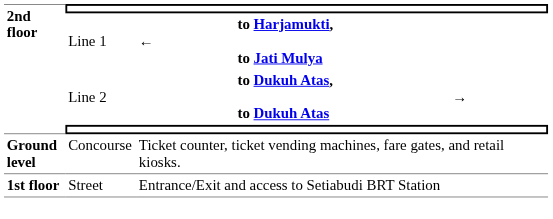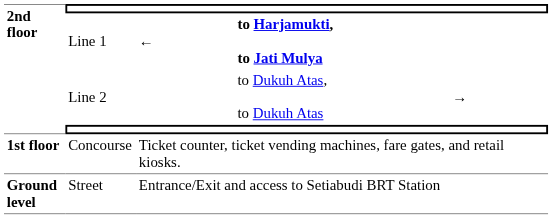(285, 97) bold -> (282, 97) normal
(32, 153) Ground level -> (33, 145) 1st floor
(33, 185) 1st floor -> (32, 193) Ground level
